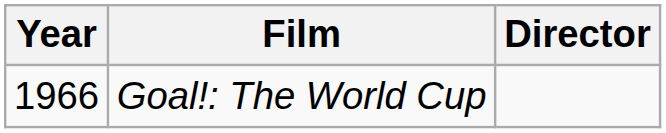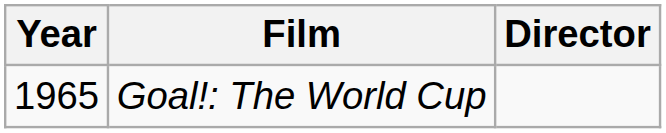(57, 95) 1966 -> (57, 95) 1965
